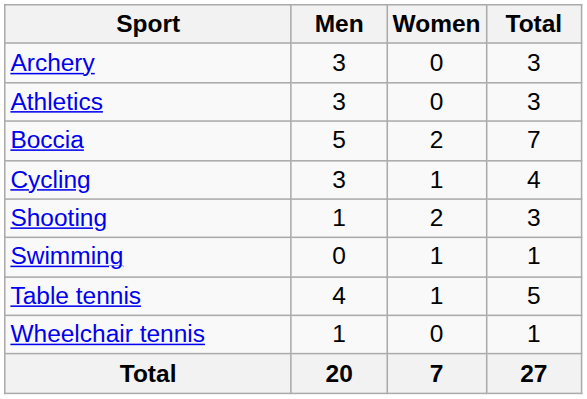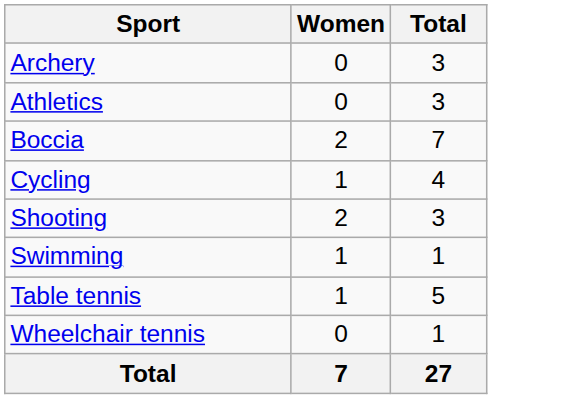- column: (339, 23)
